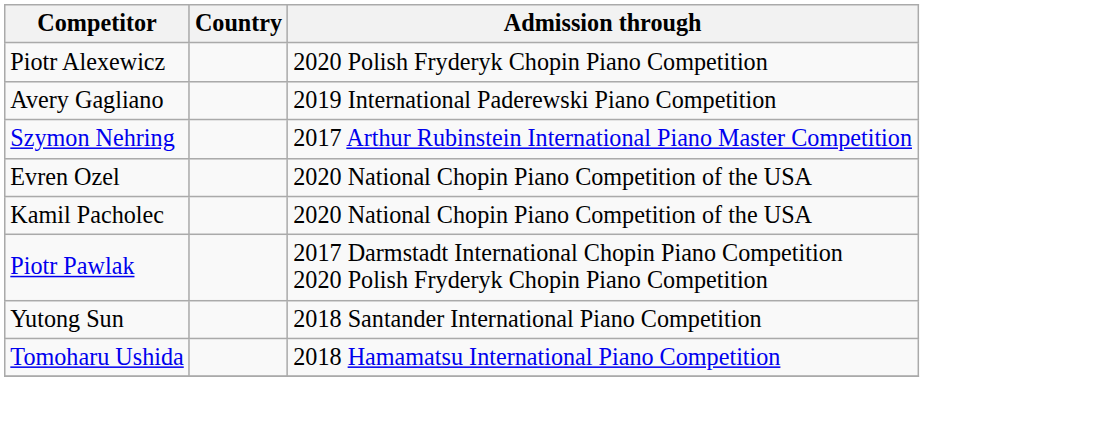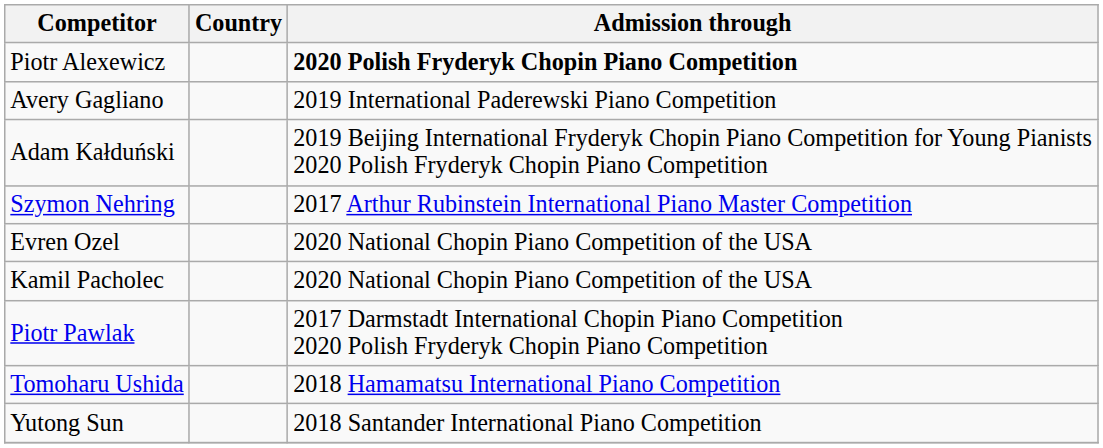(531, 61) normal -> (545, 61) bold
+ row: (93, 152)
rows swapped: (67, 319) <-> (97, 357)
